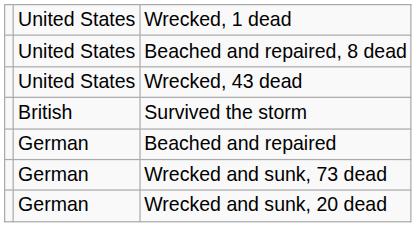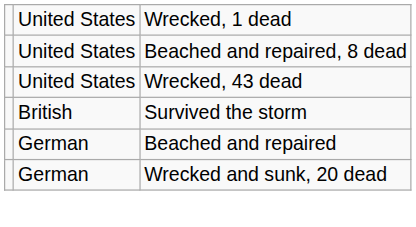- row: (266, 174)
